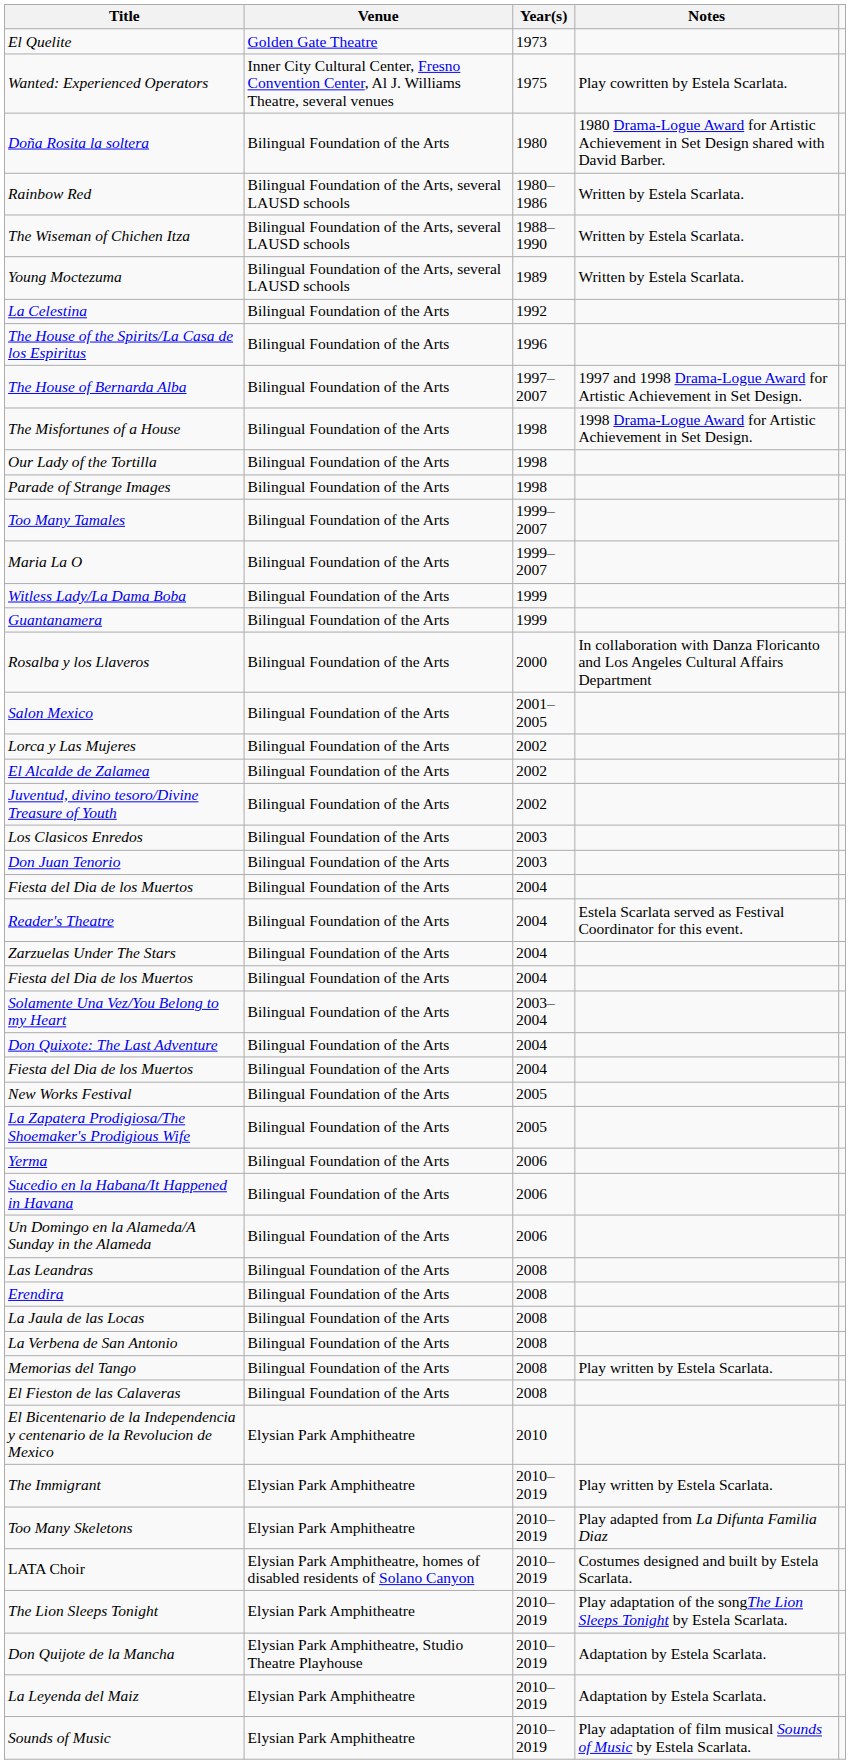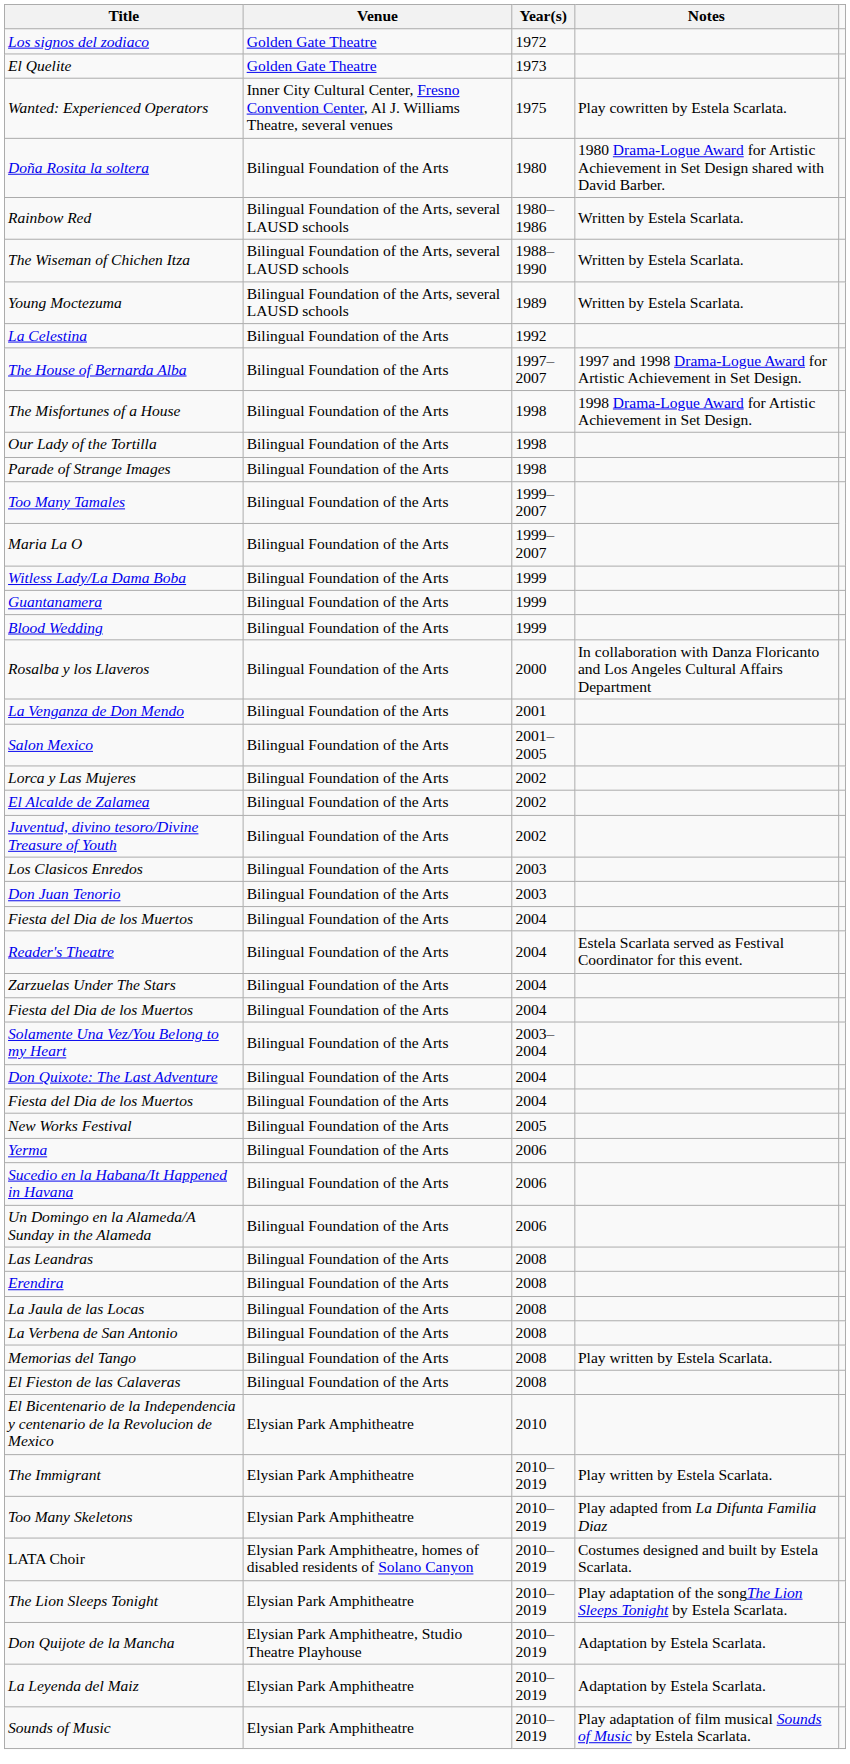+ row: (79, 41)
- row: (121, 344)
+ row: (55, 627)
+ row: (96, 711)
- row: (99, 1127)
